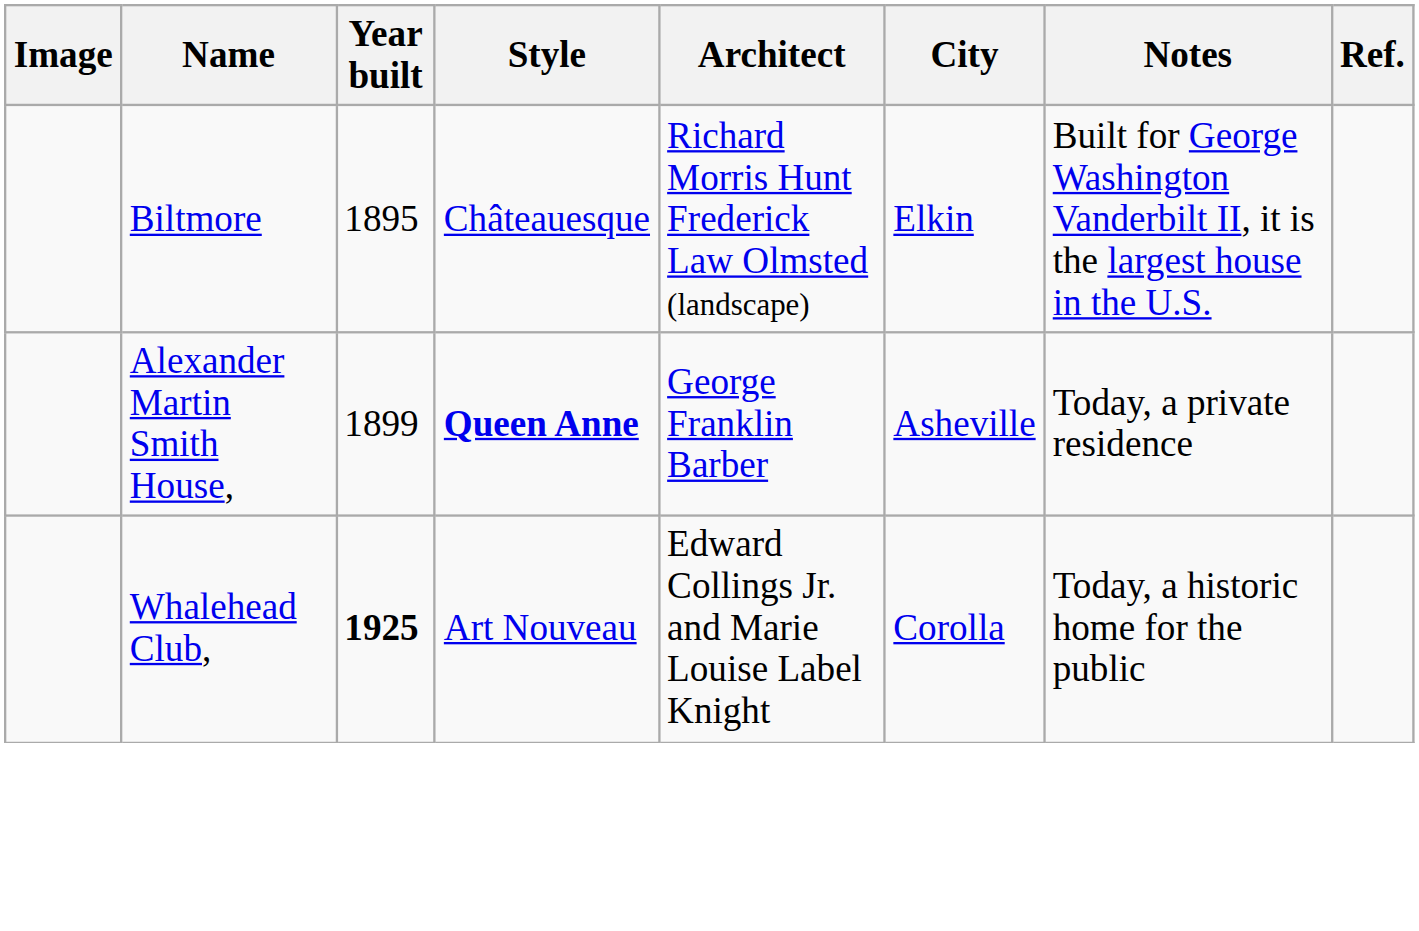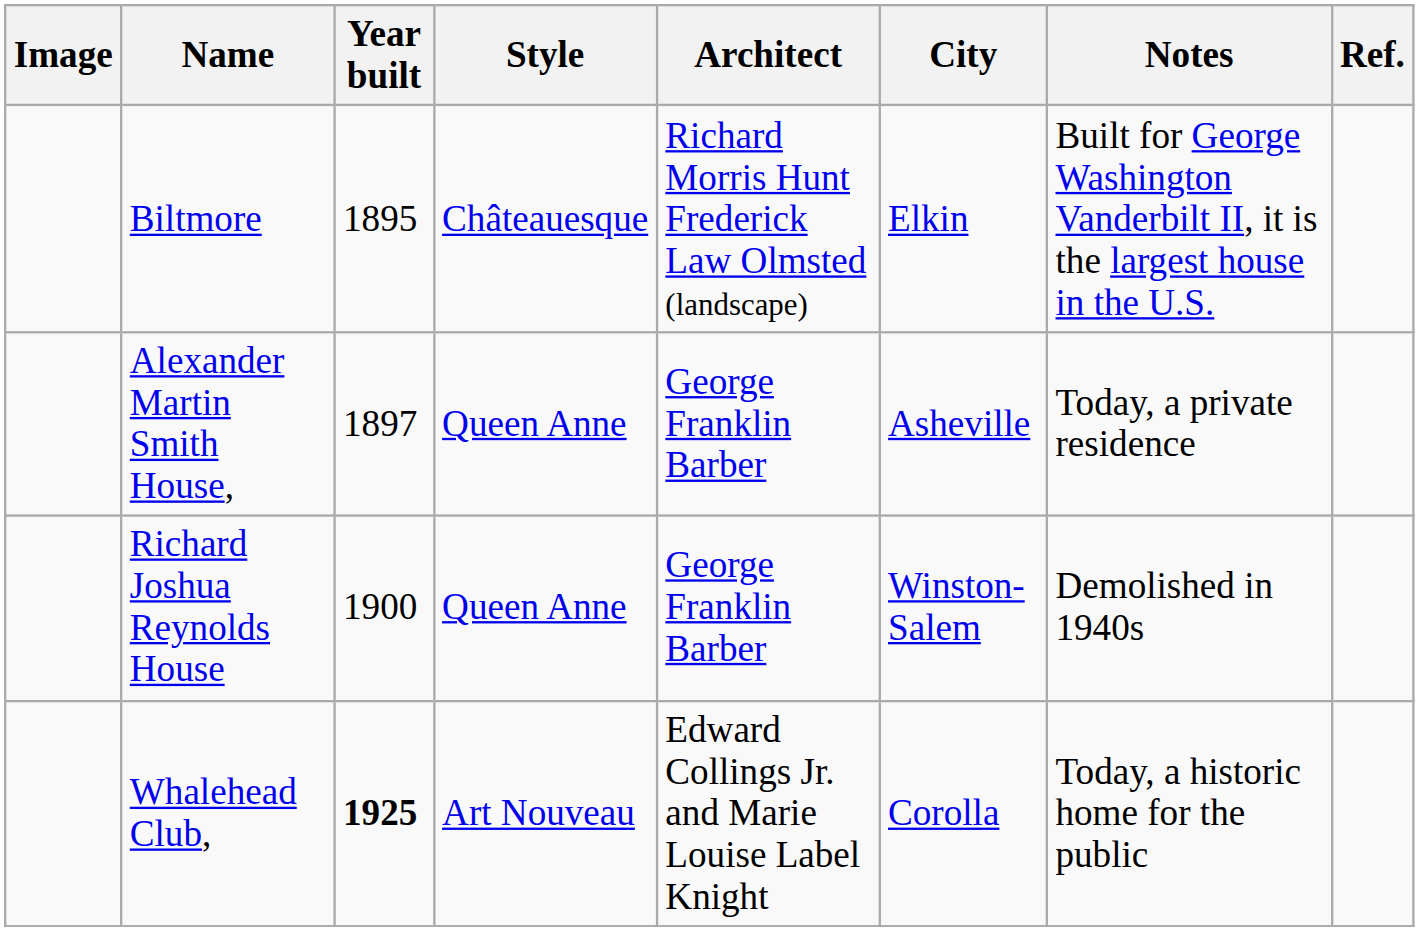(381, 423) 1899 -> (380, 423) 1897
(541, 423) bold -> (534, 423) normal
+ row: (200, 607)
